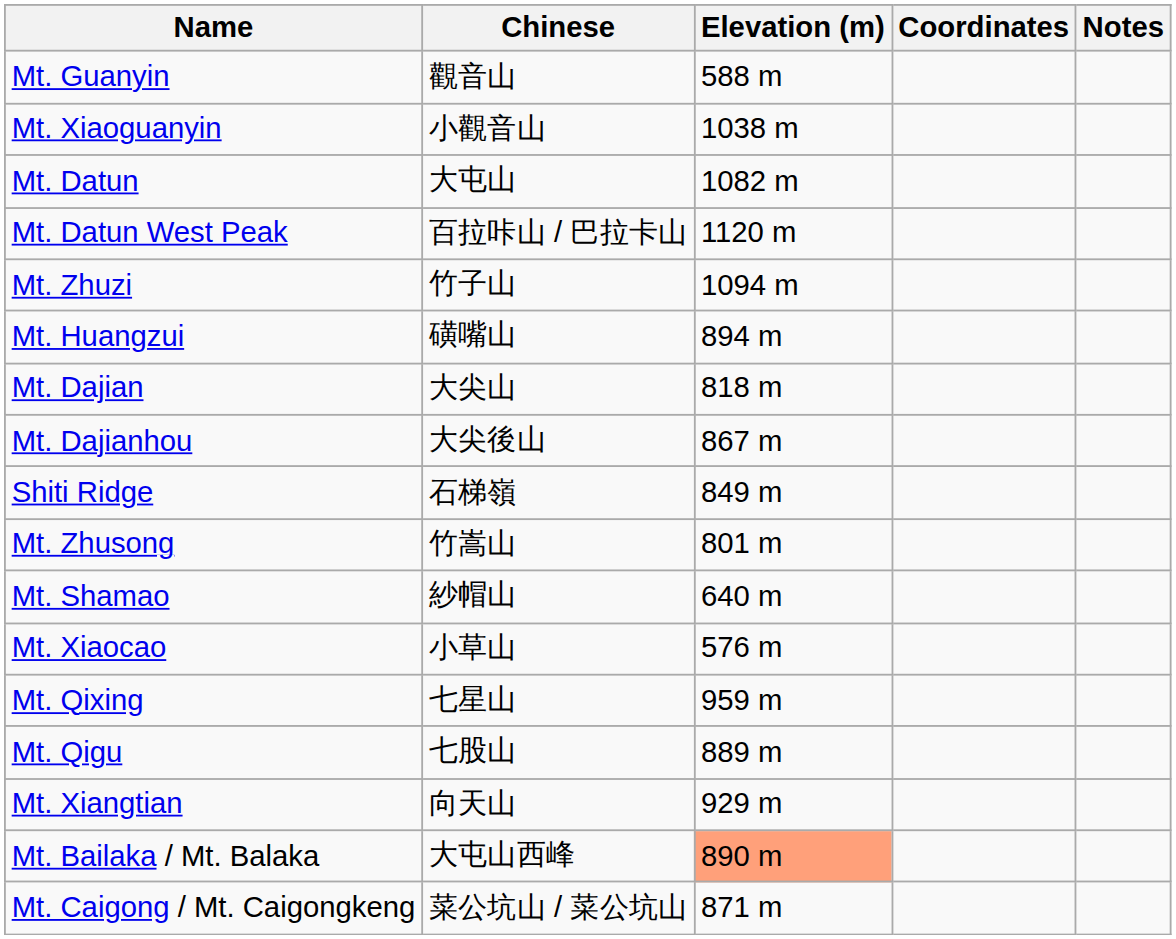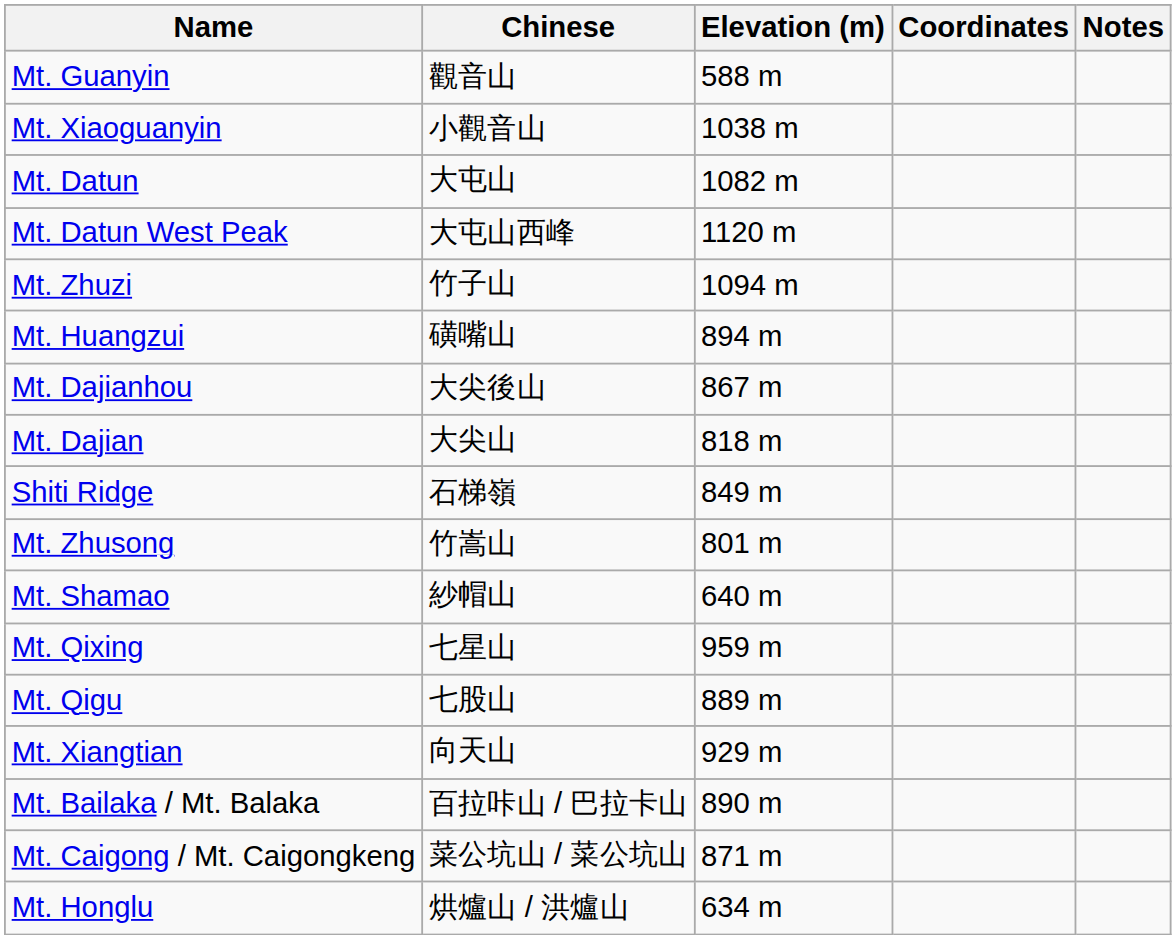(558, 231) 百拉咔山 / 巴拉卡山 -> (502, 231) 大屯山西峰
rows swapped: (78, 388) <-> (102, 440)
- row: (89, 648)
(502, 854) 大屯山西峰 -> (558, 802) 百拉咔山 / 巴拉卡山
(742, 855) lightsalmon background -> (742, 803) no background
+ row: (82, 907)
